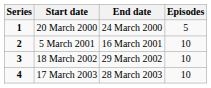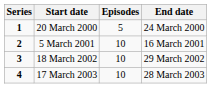columns swapped: (132, 12) <-> (186, 12)
